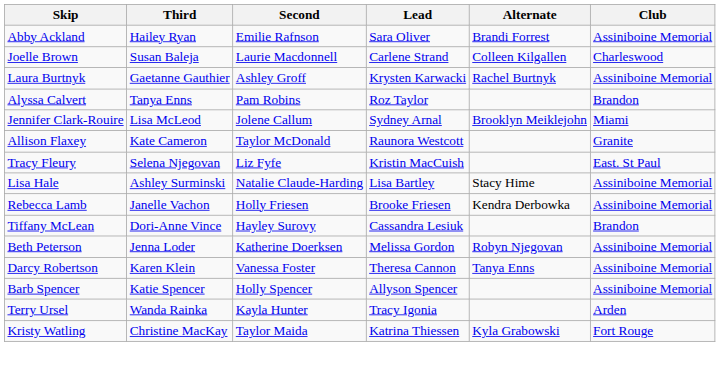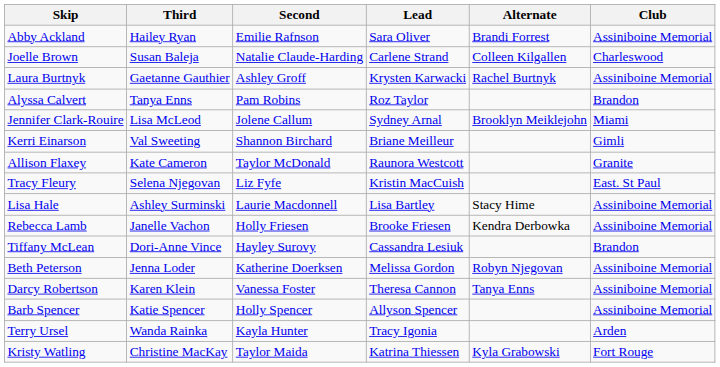(287, 57) Laurie Macdonnell -> (299, 57) Natalie Claude-Harding
+ row: (47, 141)
(299, 183) Natalie Claude-Harding -> (287, 204) Laurie Macdonnell
